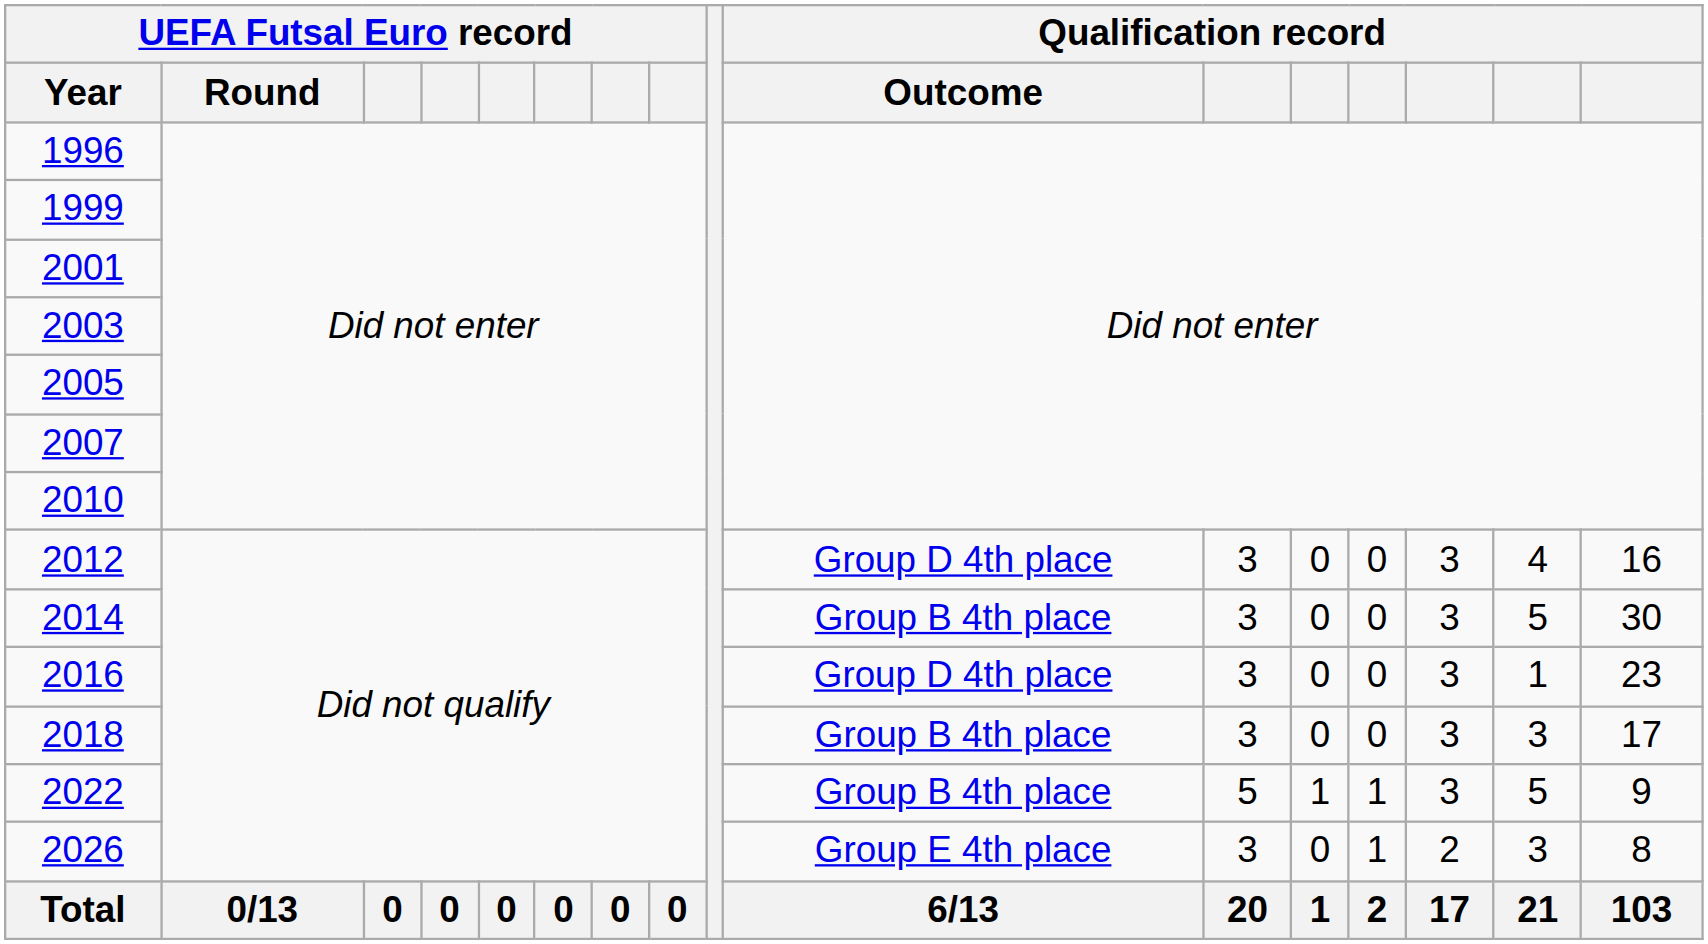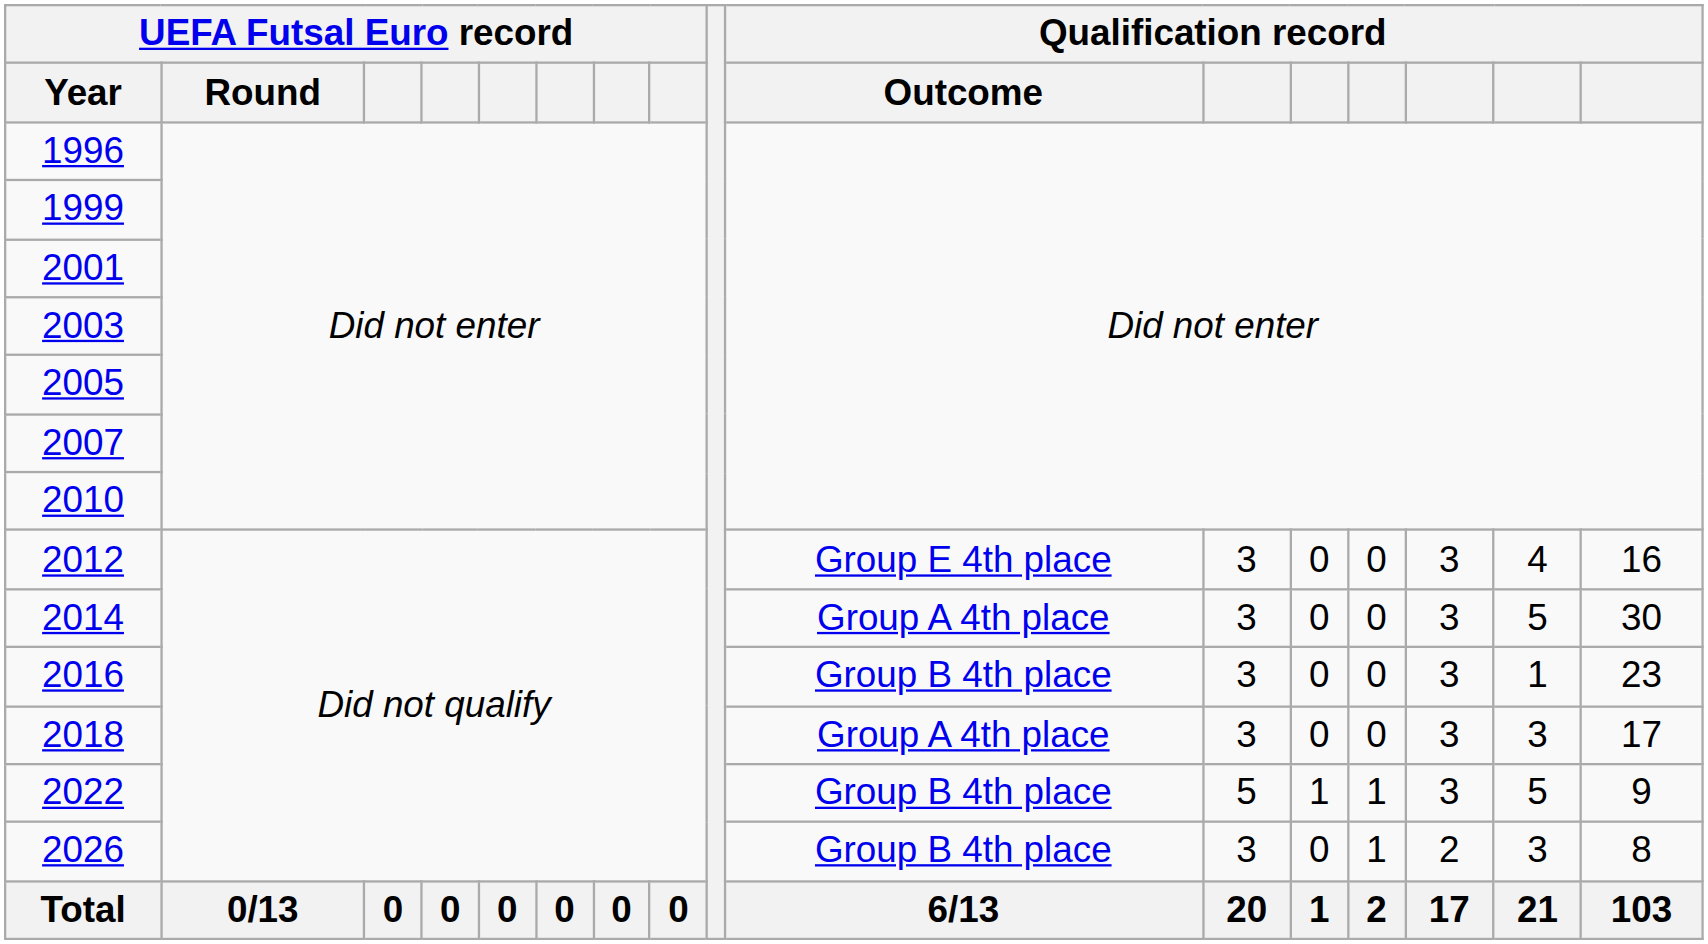(963, 558) Group D 4th place -> (963, 558) Group E 4th place
(963, 617) Group B 4th place -> (963, 617) Group A 4th place
(963, 675) Group D 4th place -> (963, 675) Group B 4th place
(963, 734) Group B 4th place -> (963, 734) Group A 4th place
(963, 850) Group E 4th place -> (963, 850) Group B 4th place
